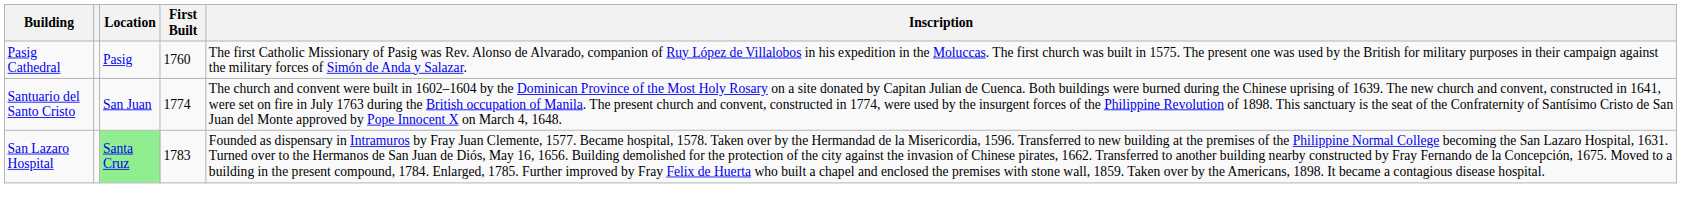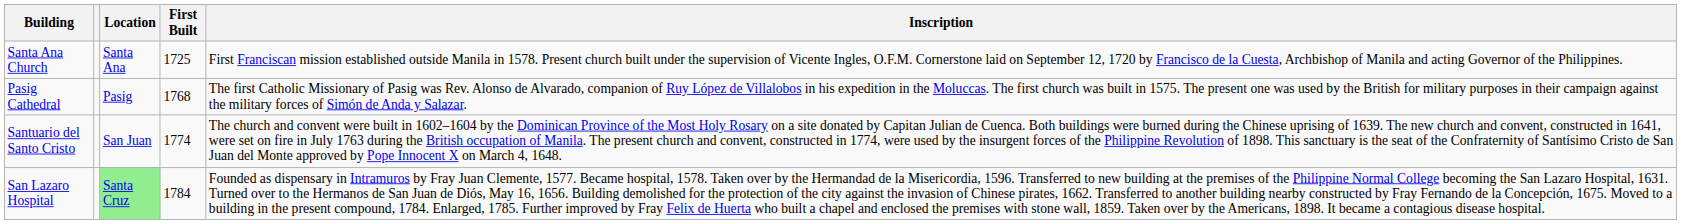+ row: (35, 59)
(177, 59) 1760 -> (177, 96) 1768
(177, 156) 1783 -> (177, 193) 1784
